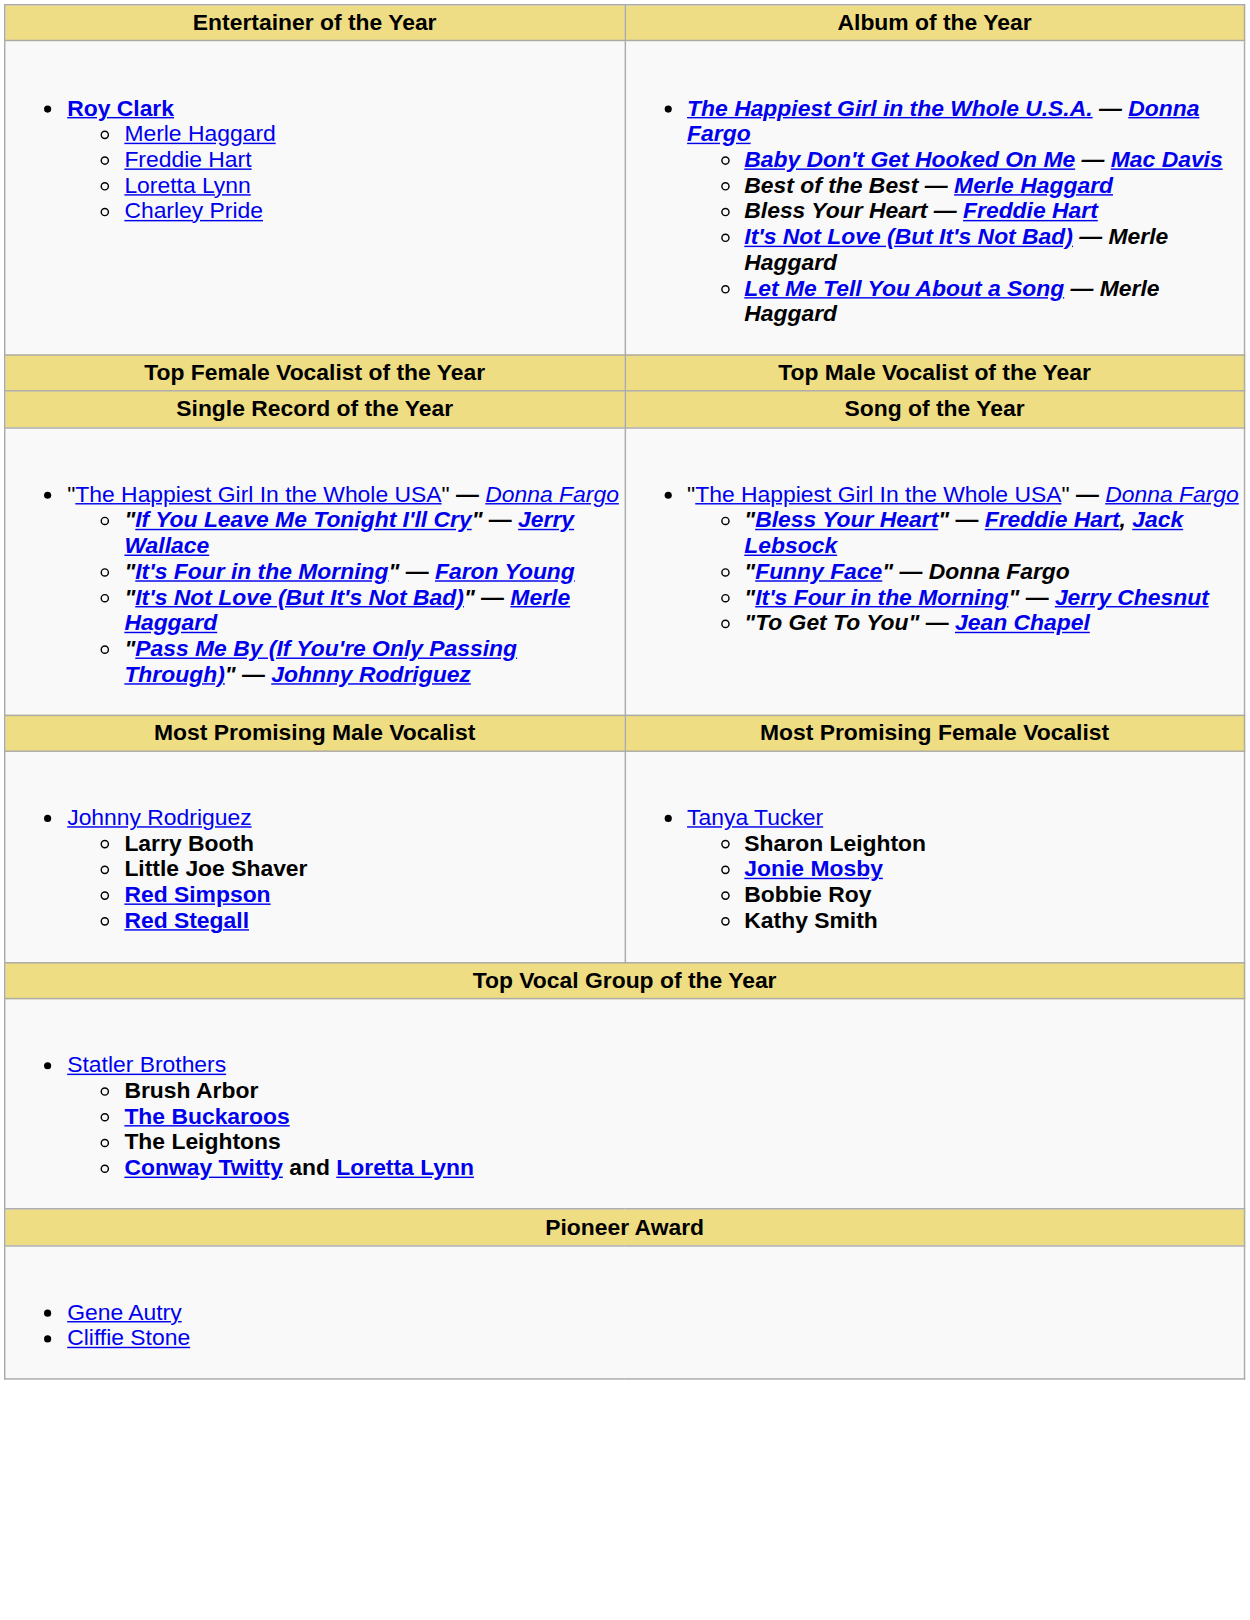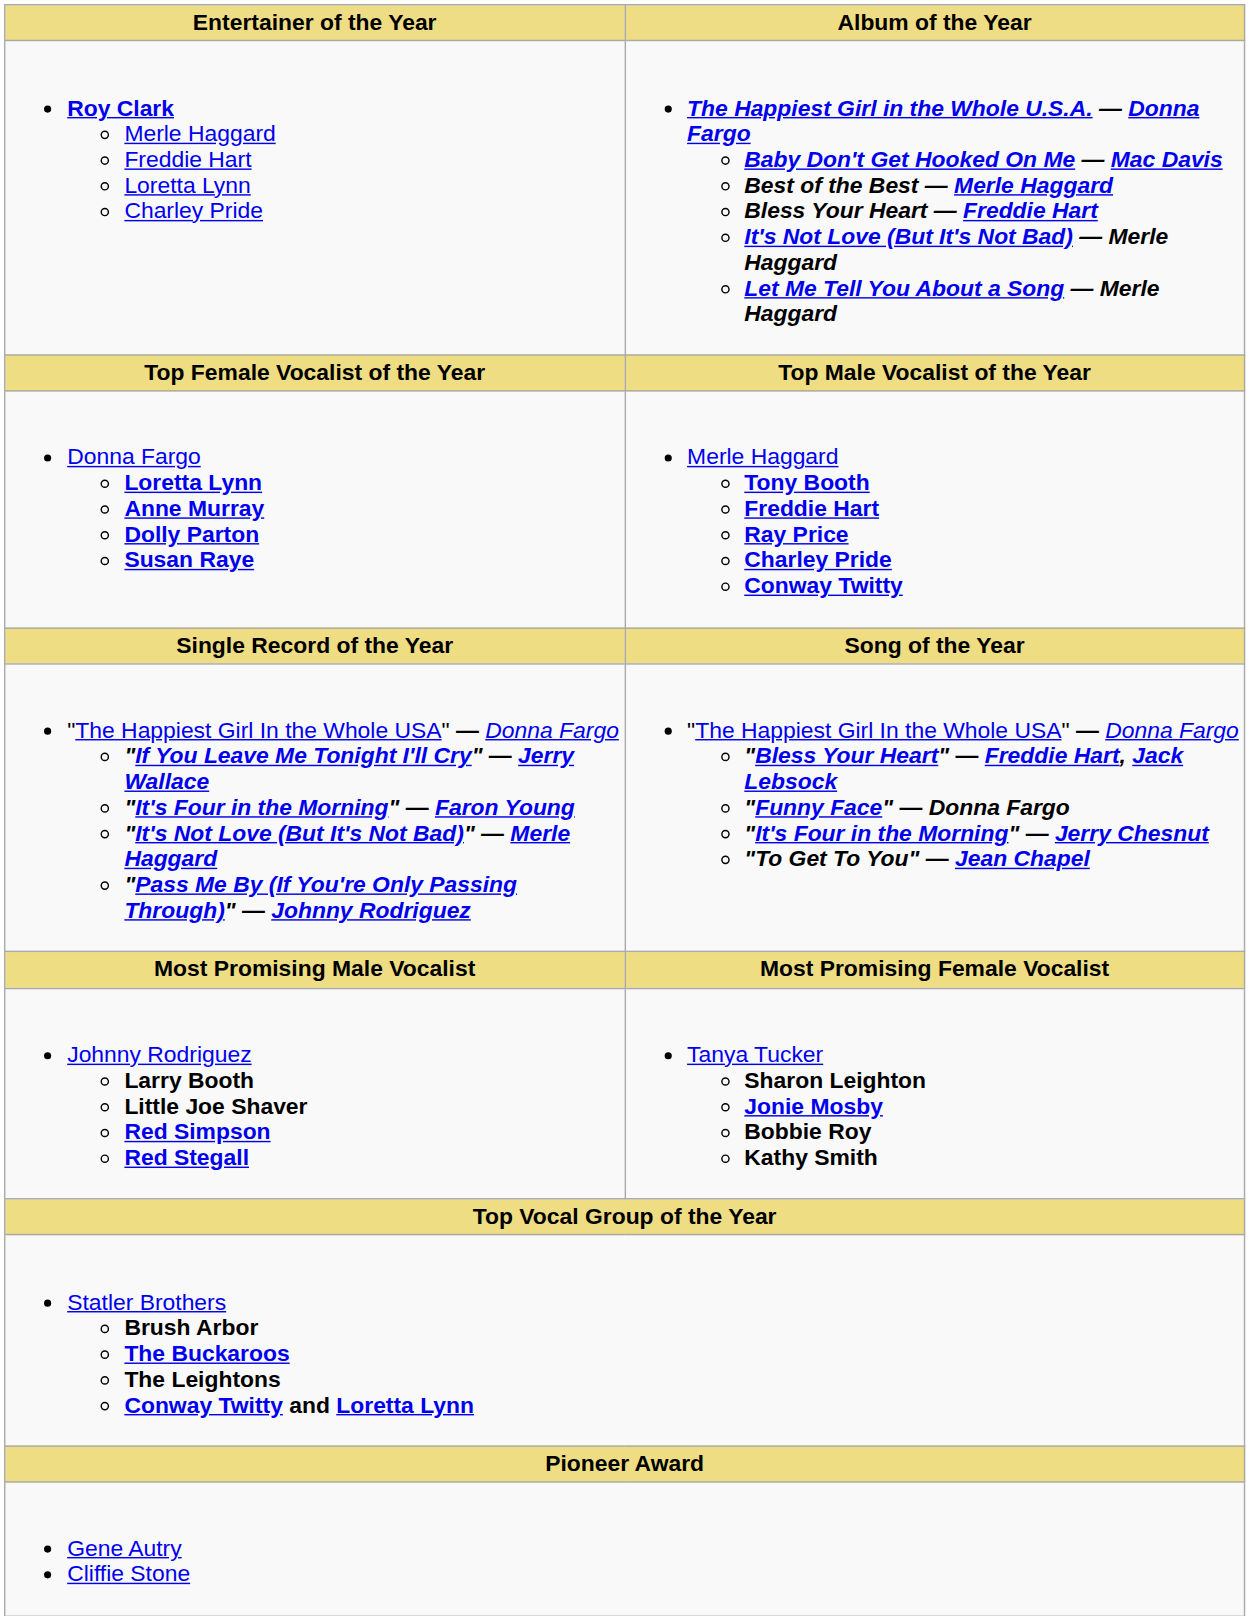+ row: (315, 509)
